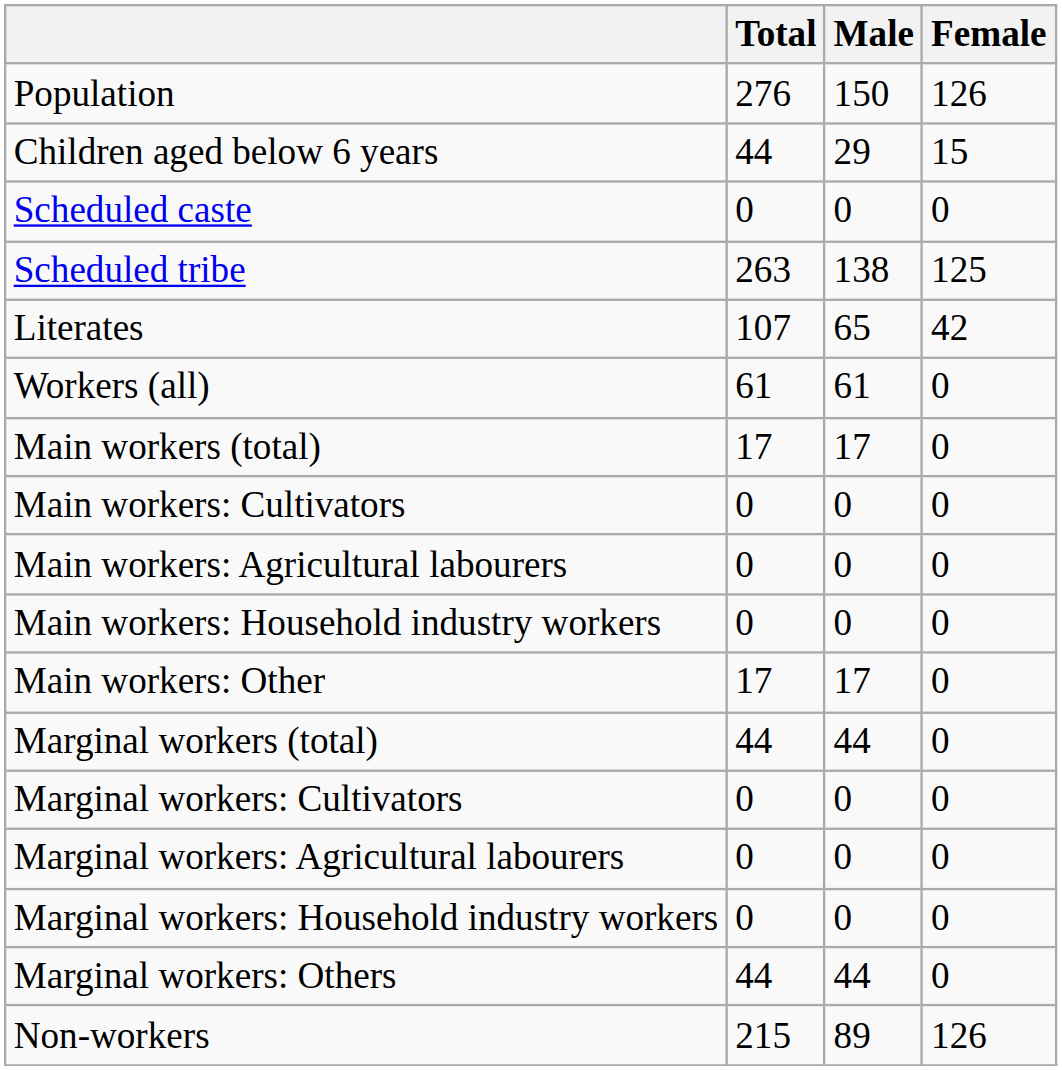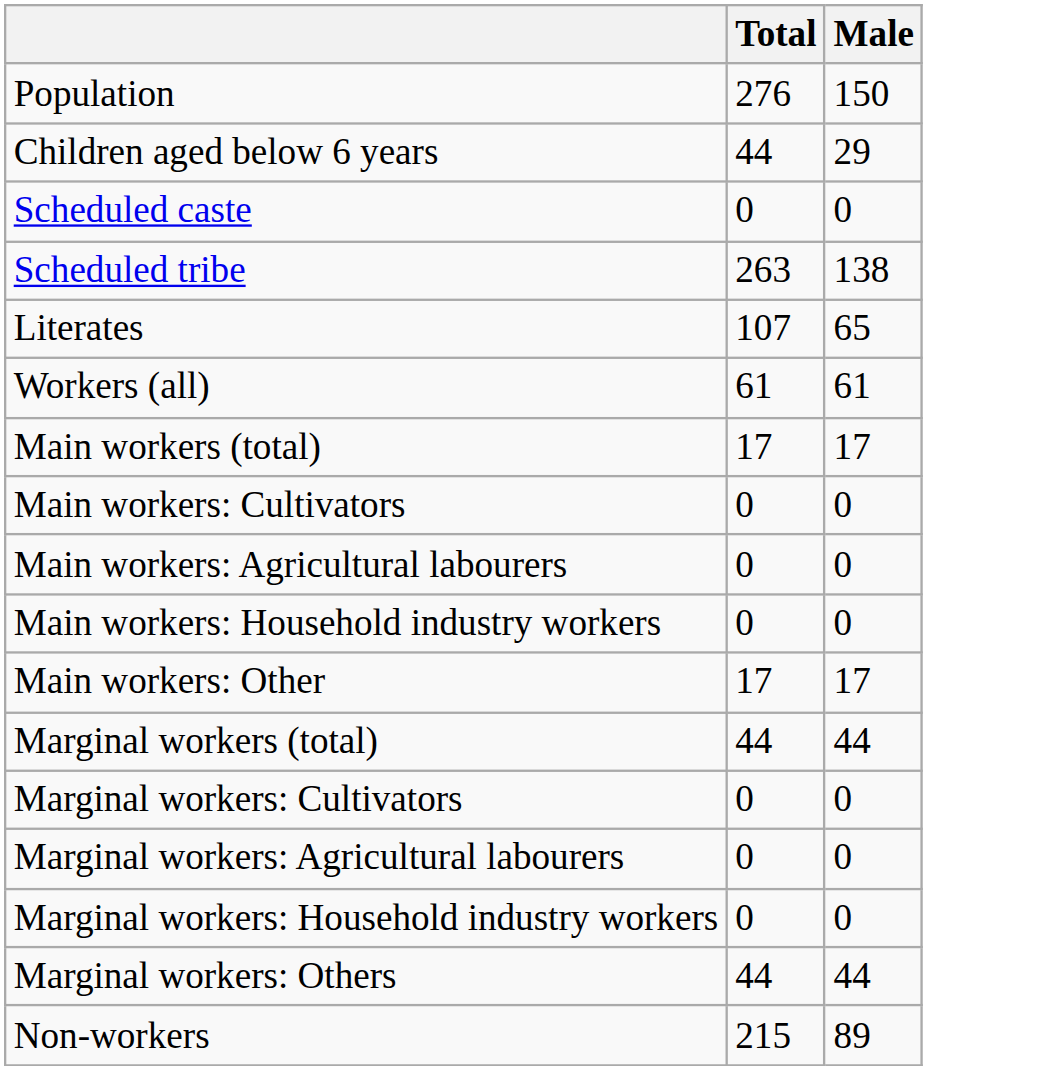- column: (989, 33)
